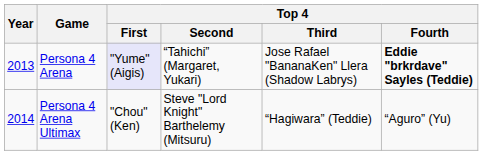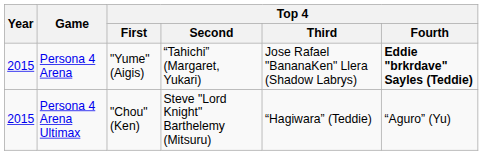(21, 66) 2013 -> (21, 66) 2015
(130, 66) lavender background -> (130, 66) no background
(21, 119) 2014 -> (21, 119) 2015
